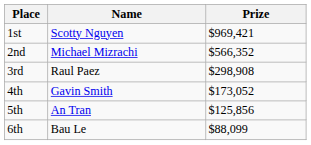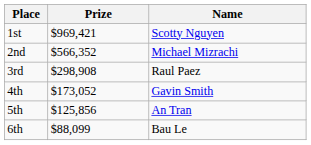columns swapped: (127, 14) <-> (256, 14)
